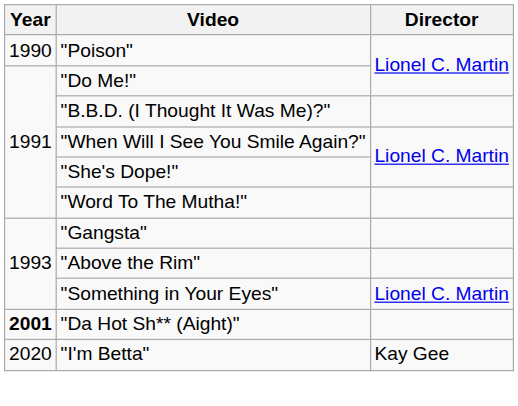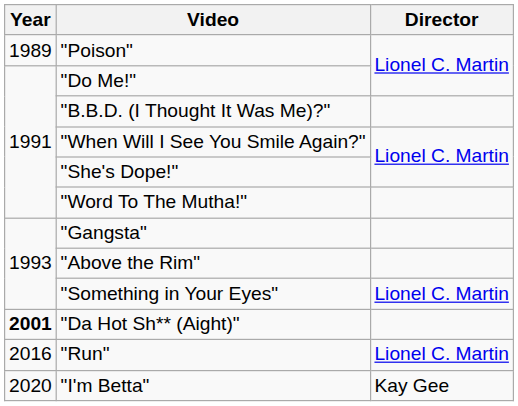(30, 50) 1990 -> (30, 50) 1989
+ row: (85, 354)
